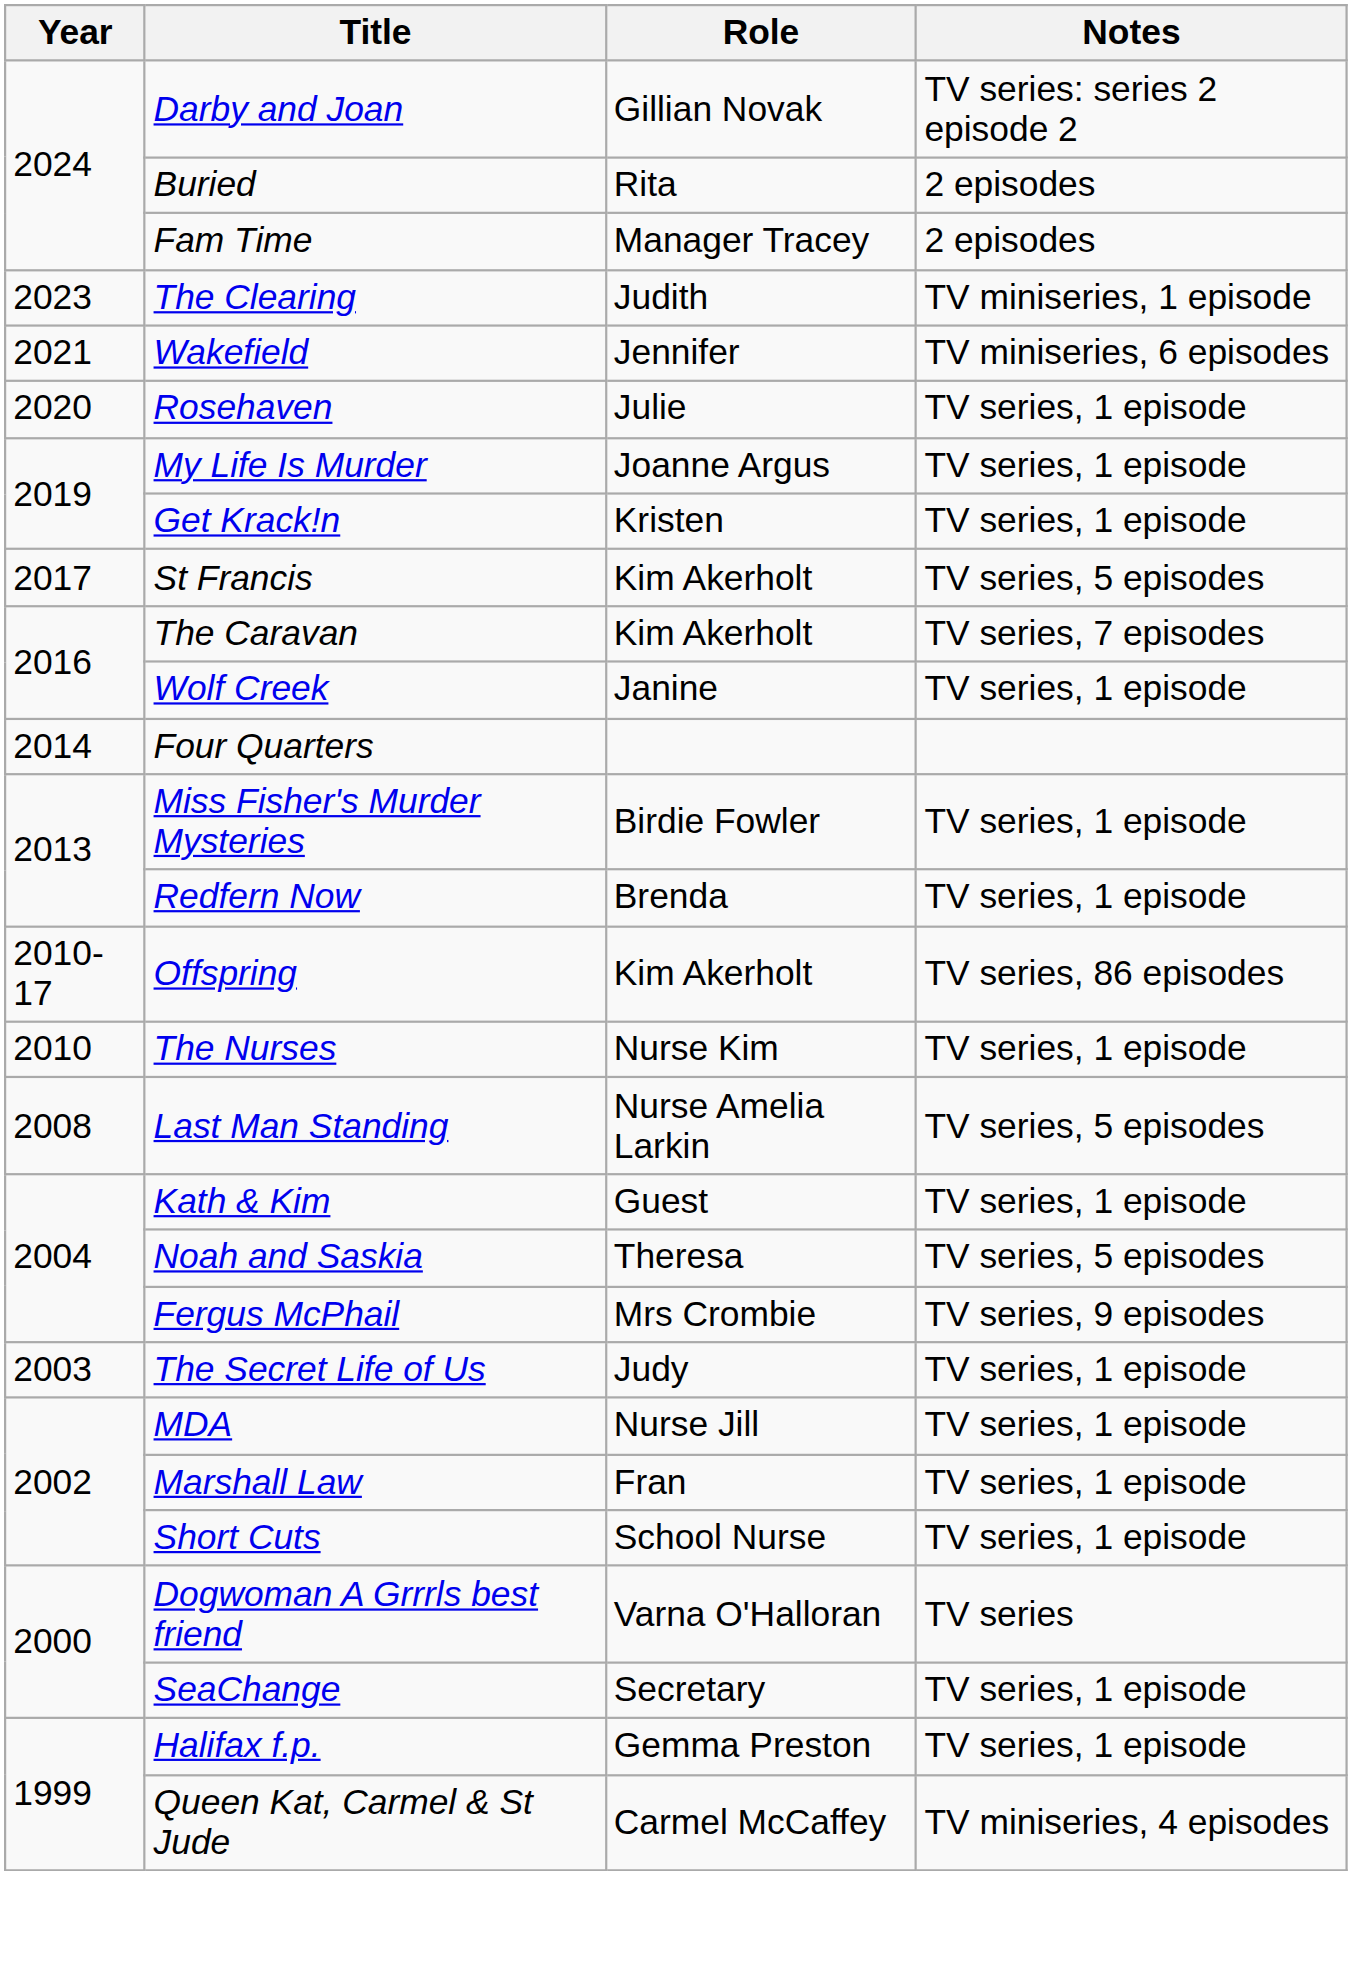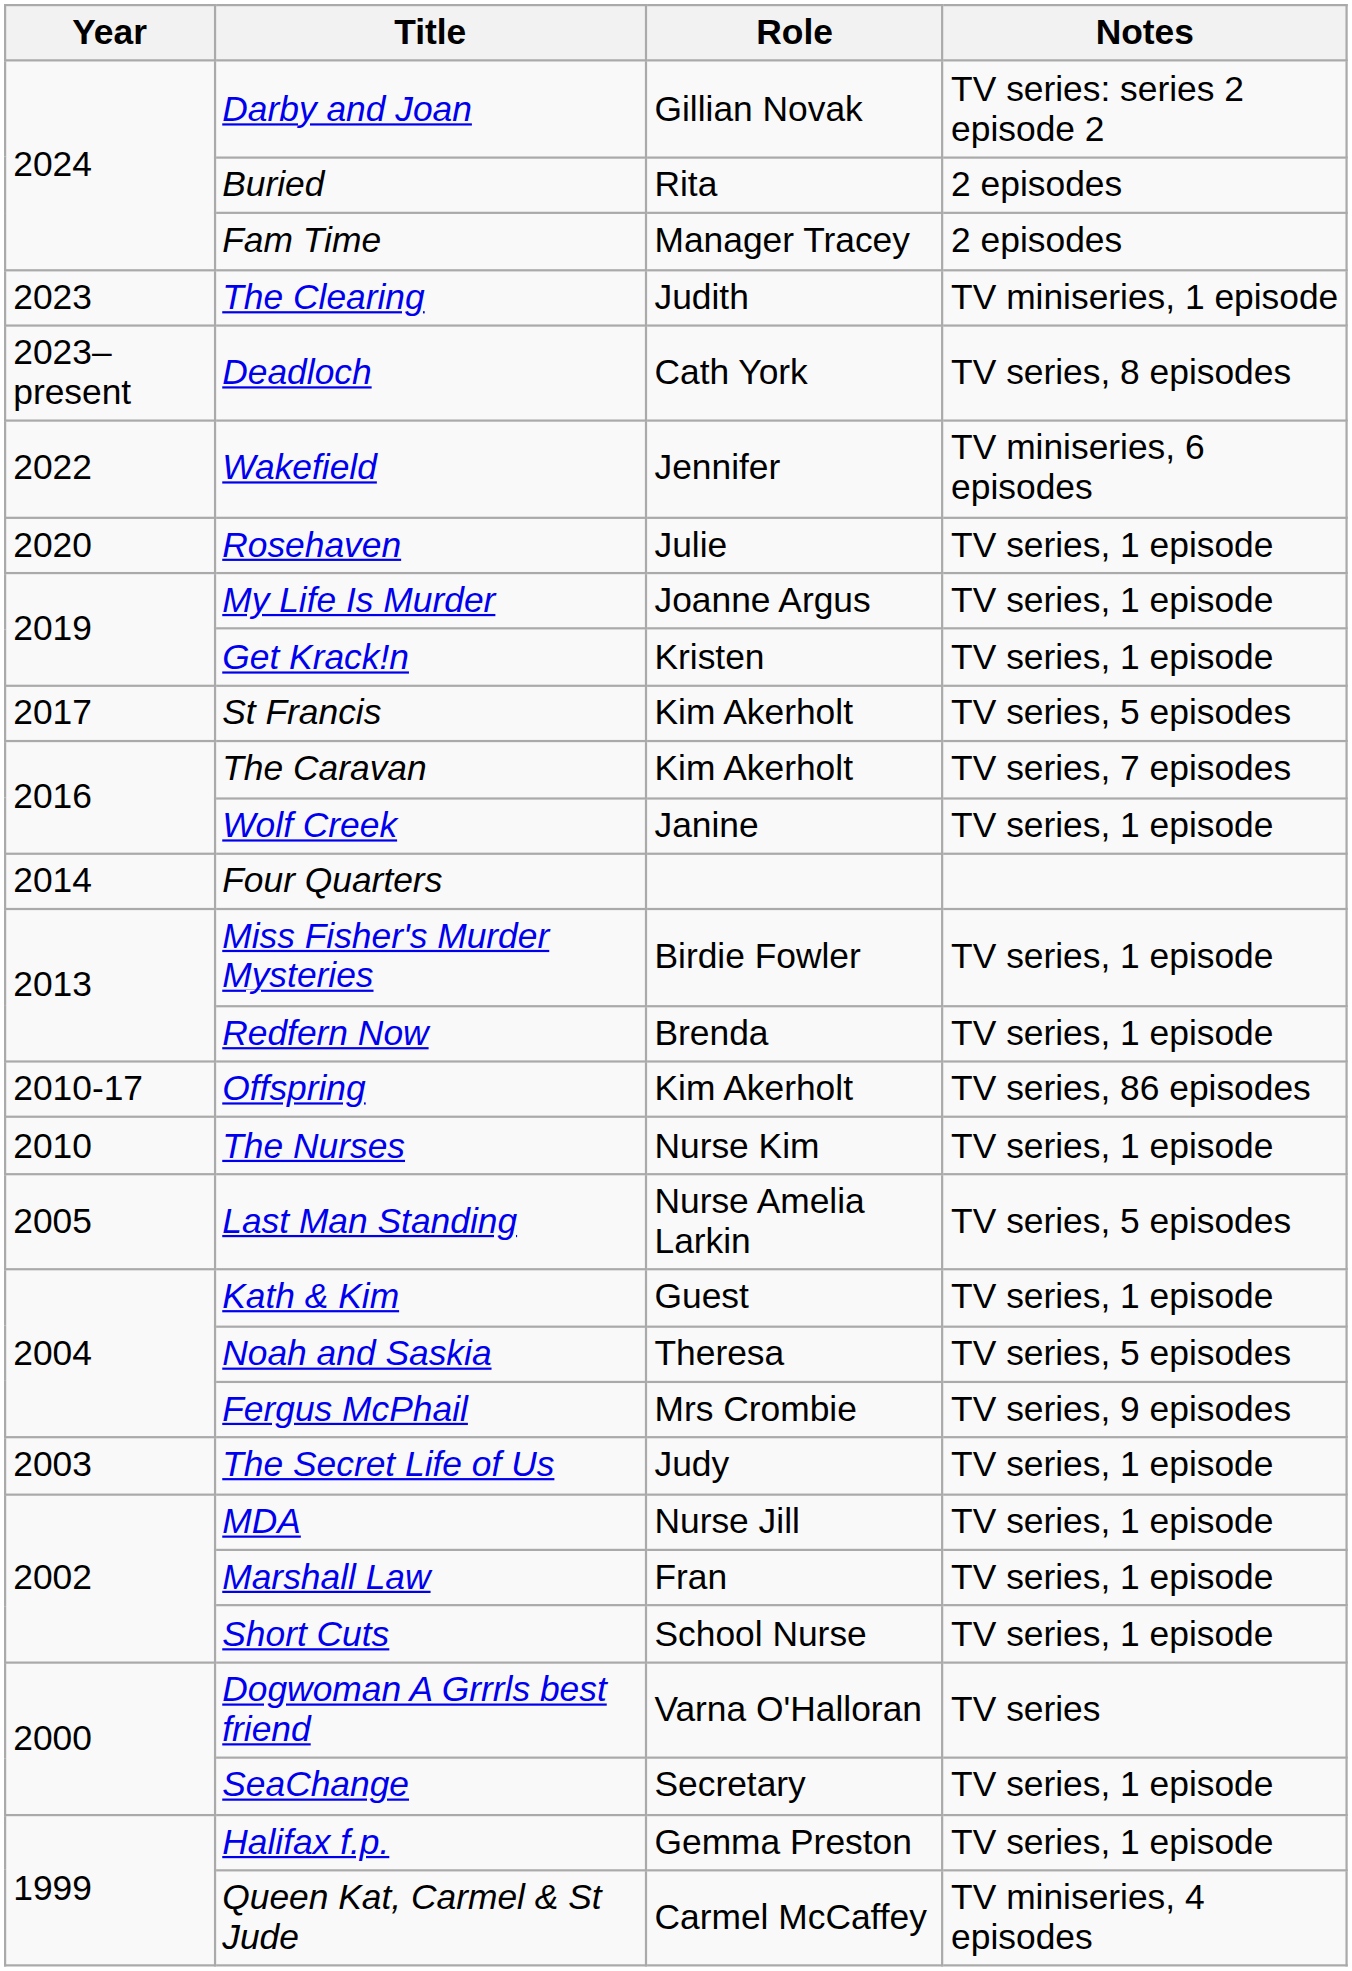+ row: (297, 372)
(53, 352) 2021 -> (53, 468) 2022
(53, 1125) 2008 -> (53, 1220) 2005
